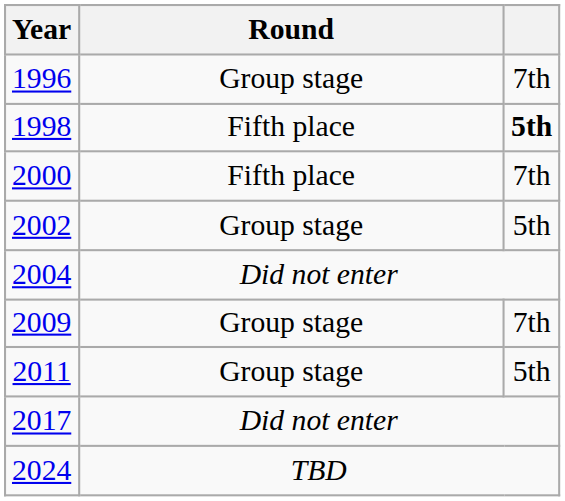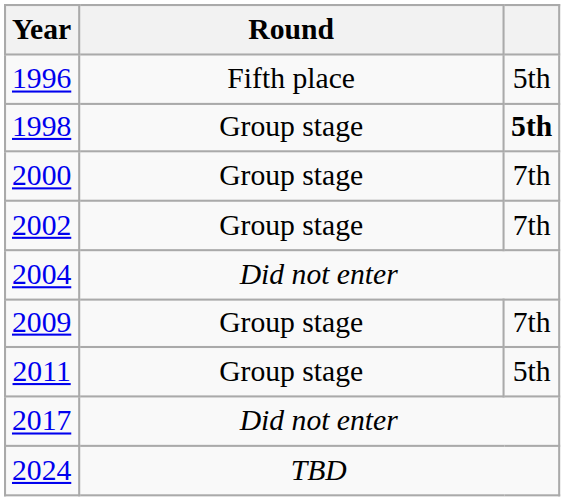(291, 78) Group stage -> (291, 78) Fifth place
(532, 78) 7th -> (532, 78) 5th
(291, 127) Fifth place -> (291, 127) Group stage
(291, 176) Fifth place -> (291, 176) Group stage
(532, 225) 5th -> (532, 225) 7th
